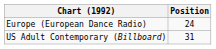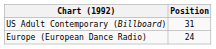rows swapped: (77, 24) <-> (86, 37)
